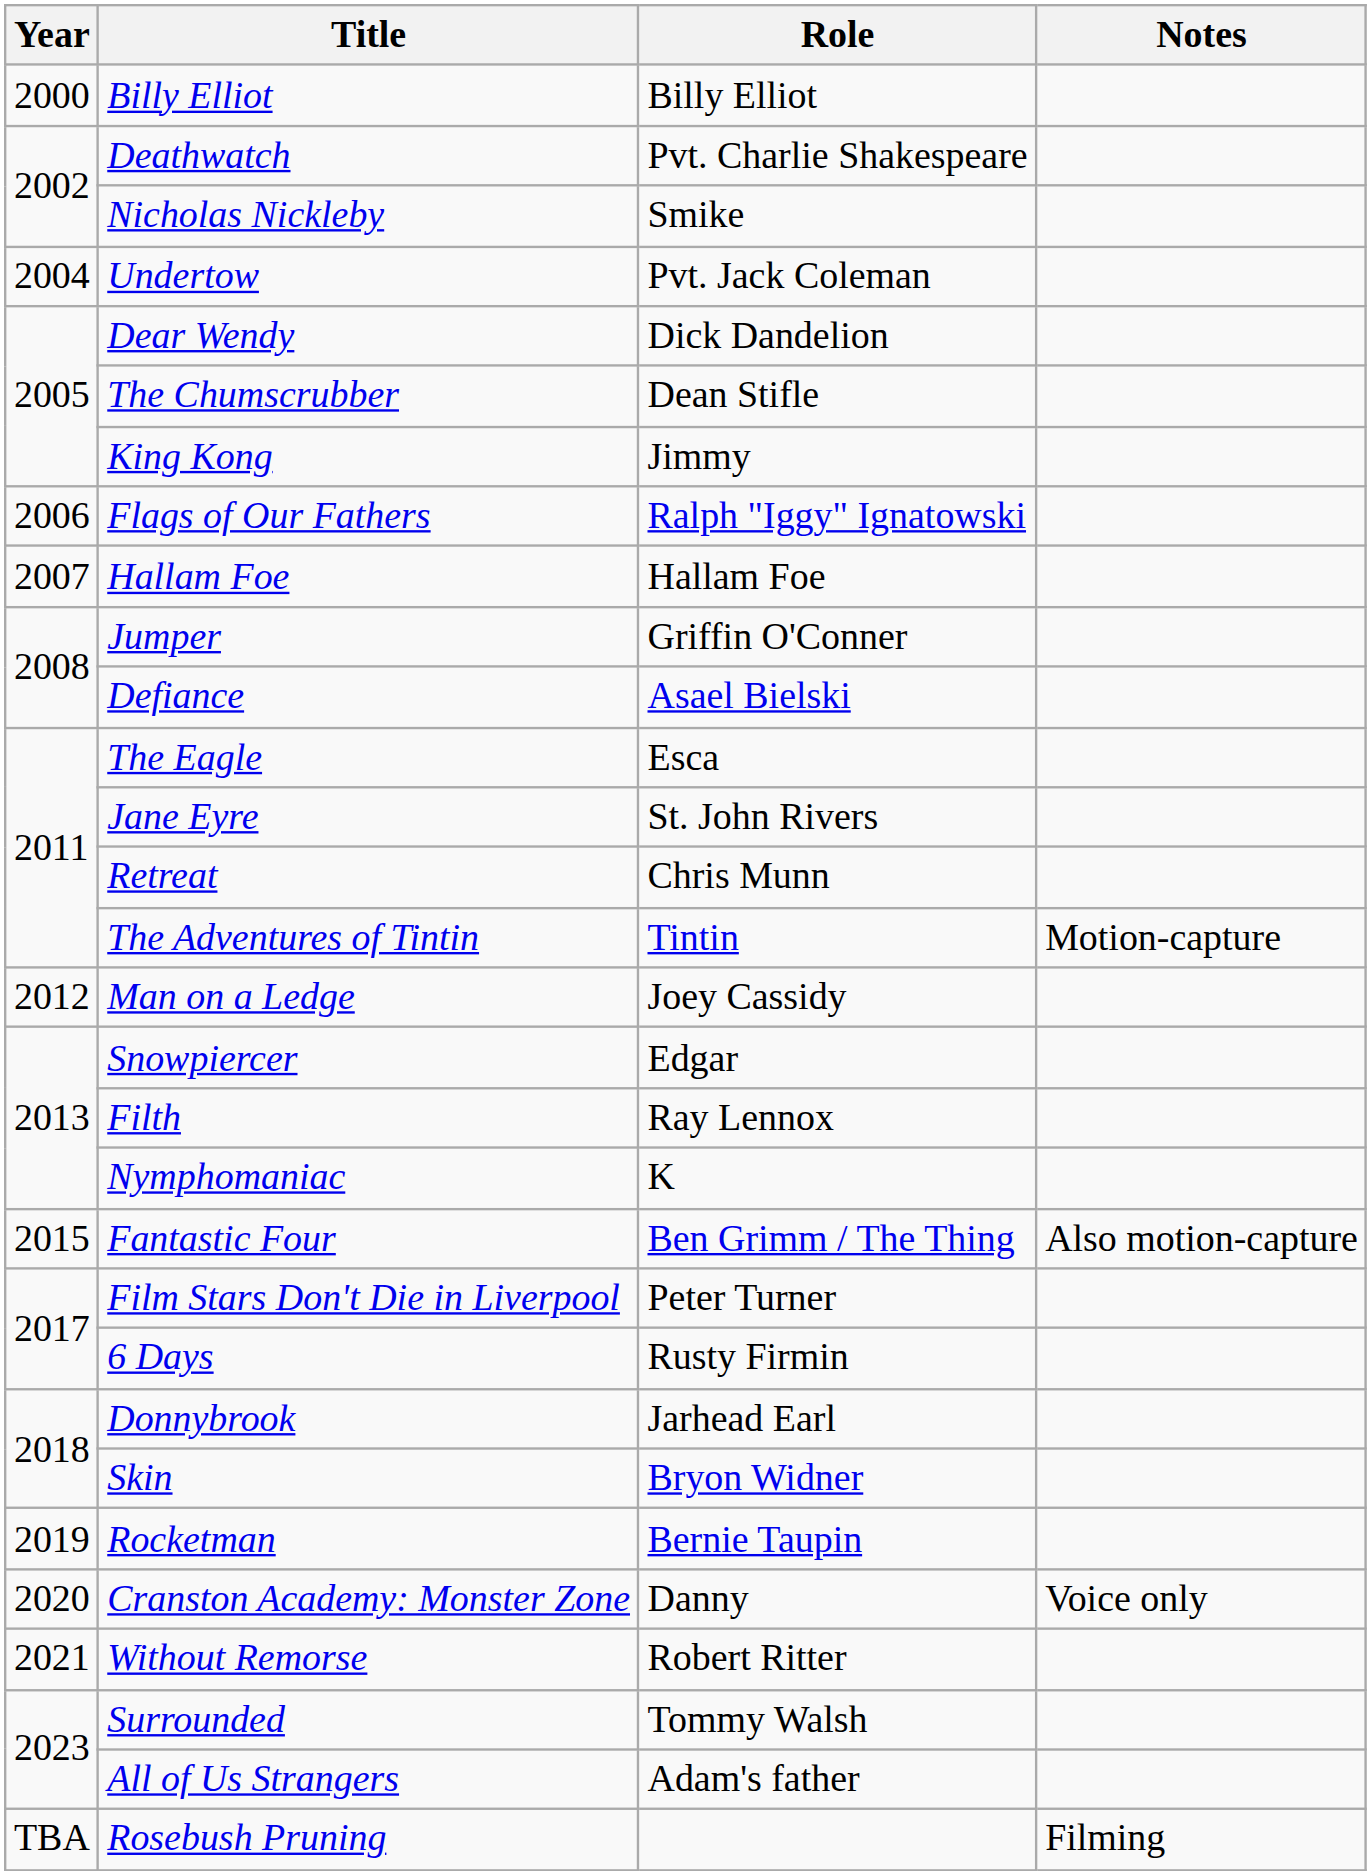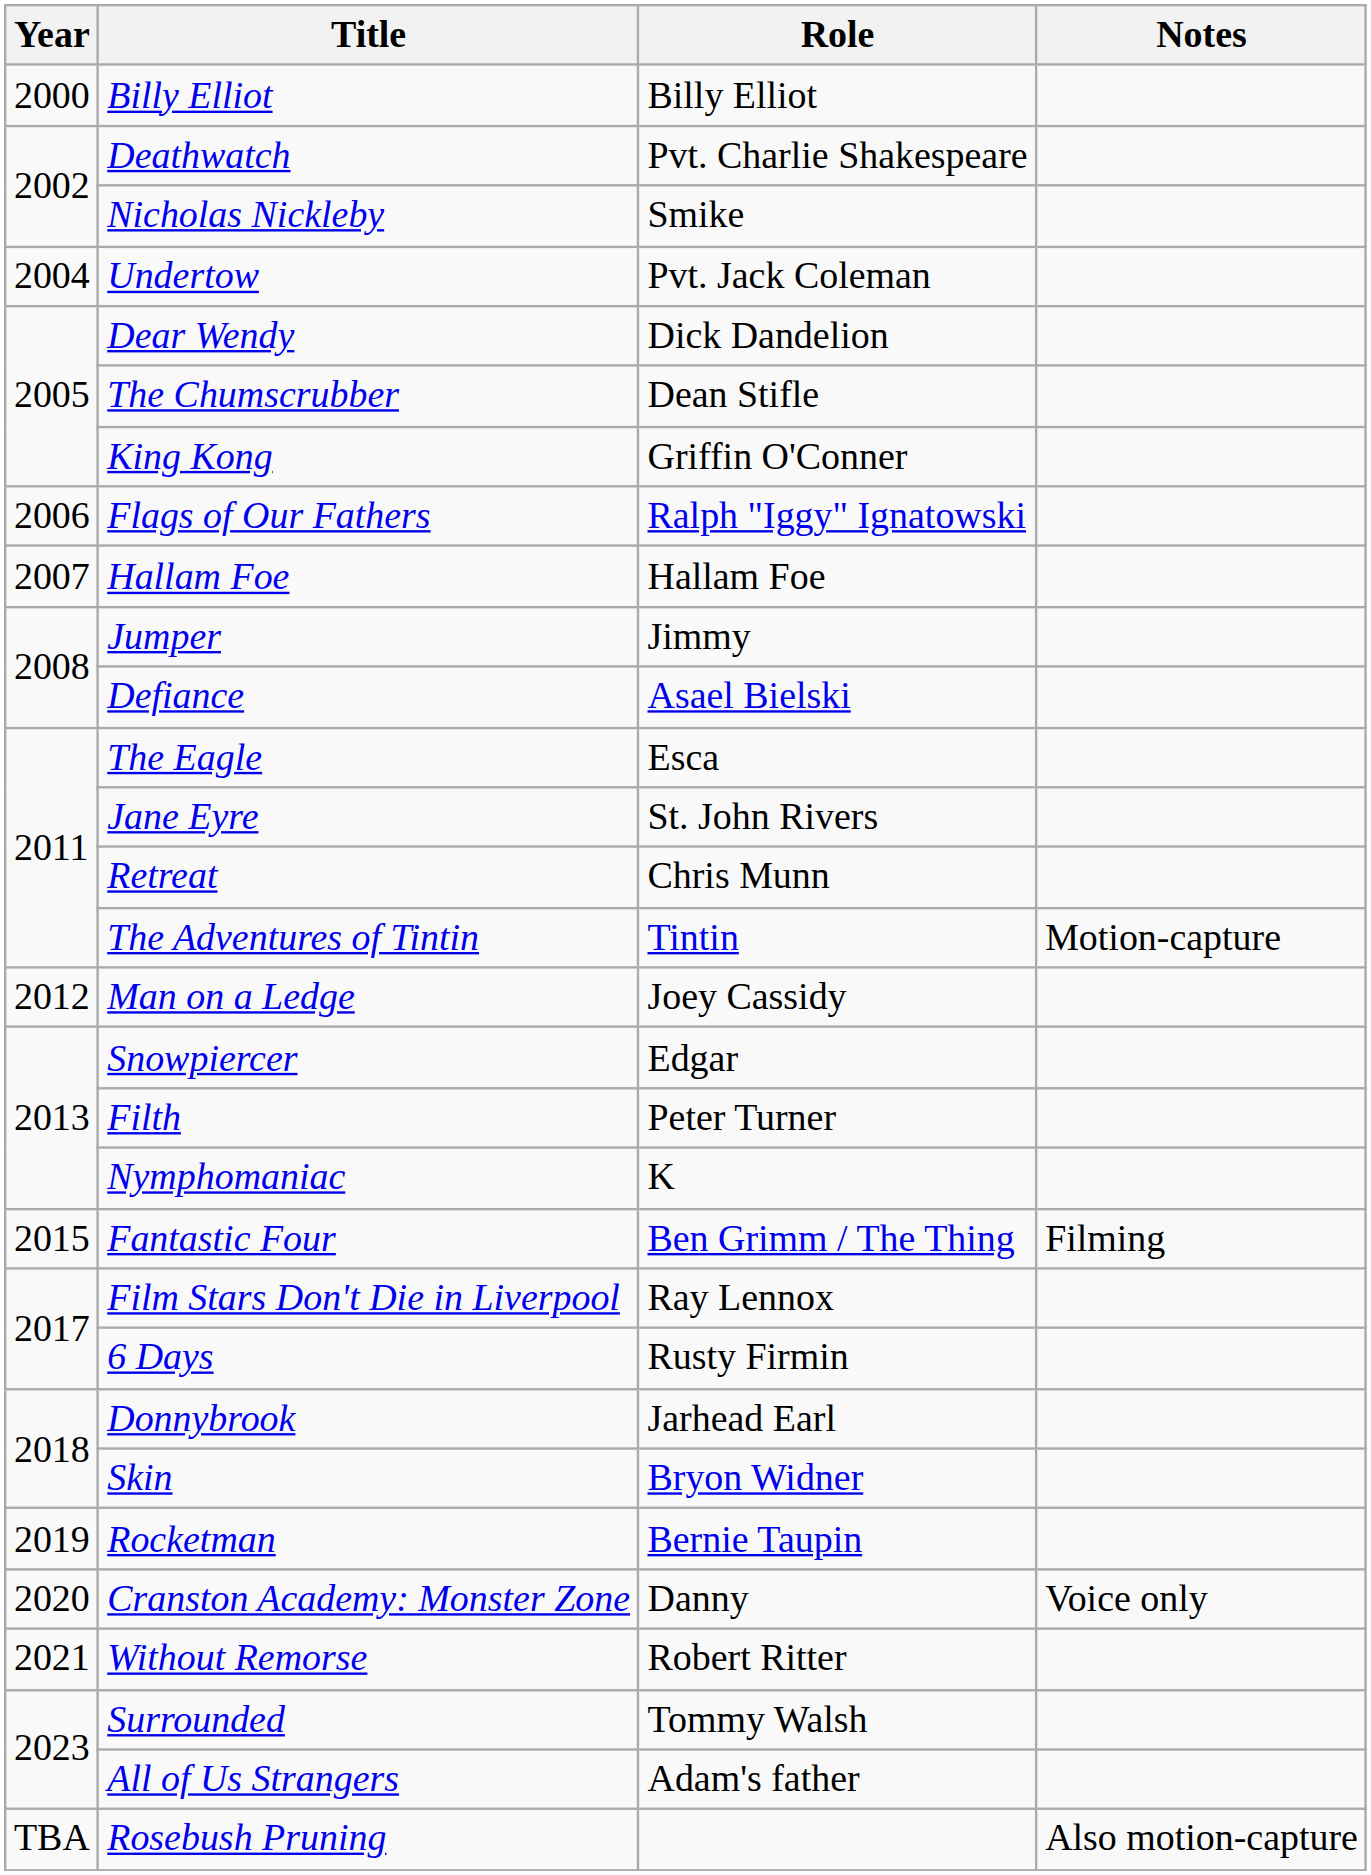(699, 455) Jimmy -> (777, 455) Griffin O'Conner
(777, 635) Griffin O'Conner -> (699, 635) Jimmy
(741, 1117) Ray Lennox -> (742, 1117) Peter Turner
(1202, 1237) Also motion-capture -> (1105, 1237) Filming
(742, 1297) Peter Turner -> (741, 1297) Ray Lennox
(1105, 1838) Filming -> (1202, 1838) Also motion-capture
